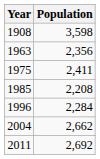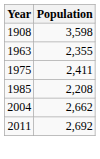(79, 51) 2,356 -> (79, 51) 2,355
- row: (19, 107)
